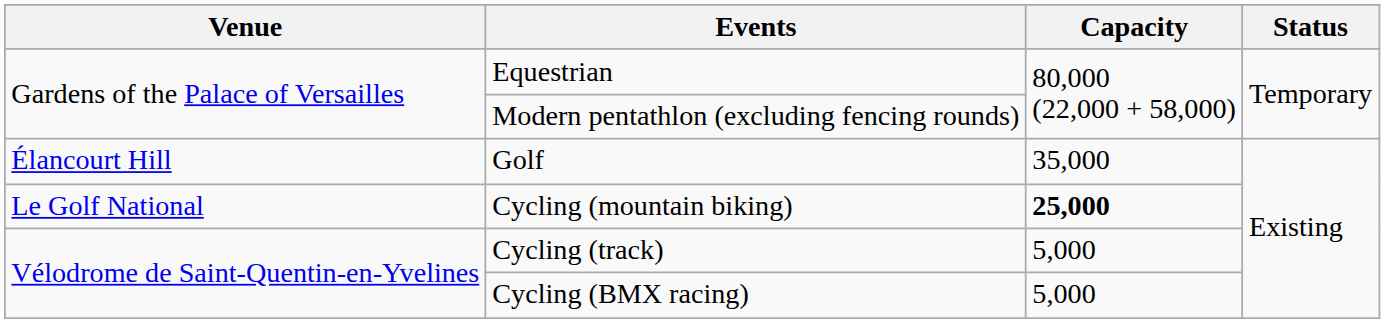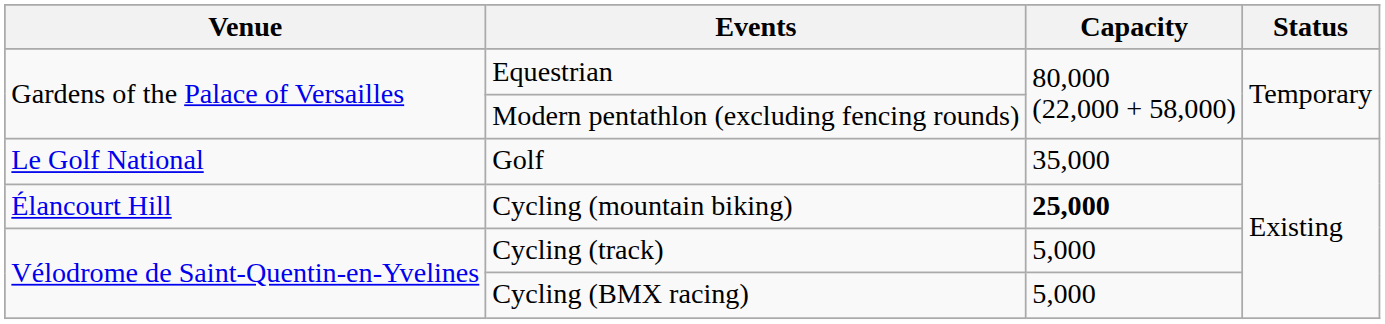(92, 160) Élancourt Hill -> (108, 160) Le Golf National
(108, 205) Le Golf National -> (92, 205) Élancourt Hill
